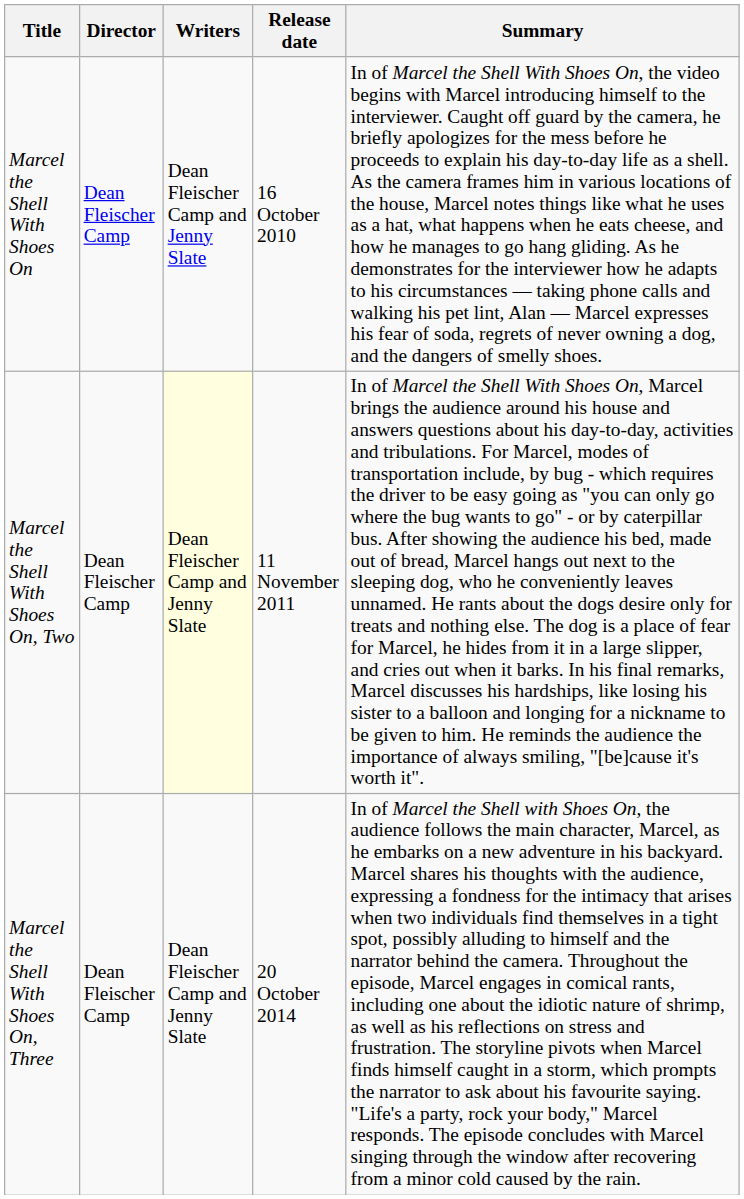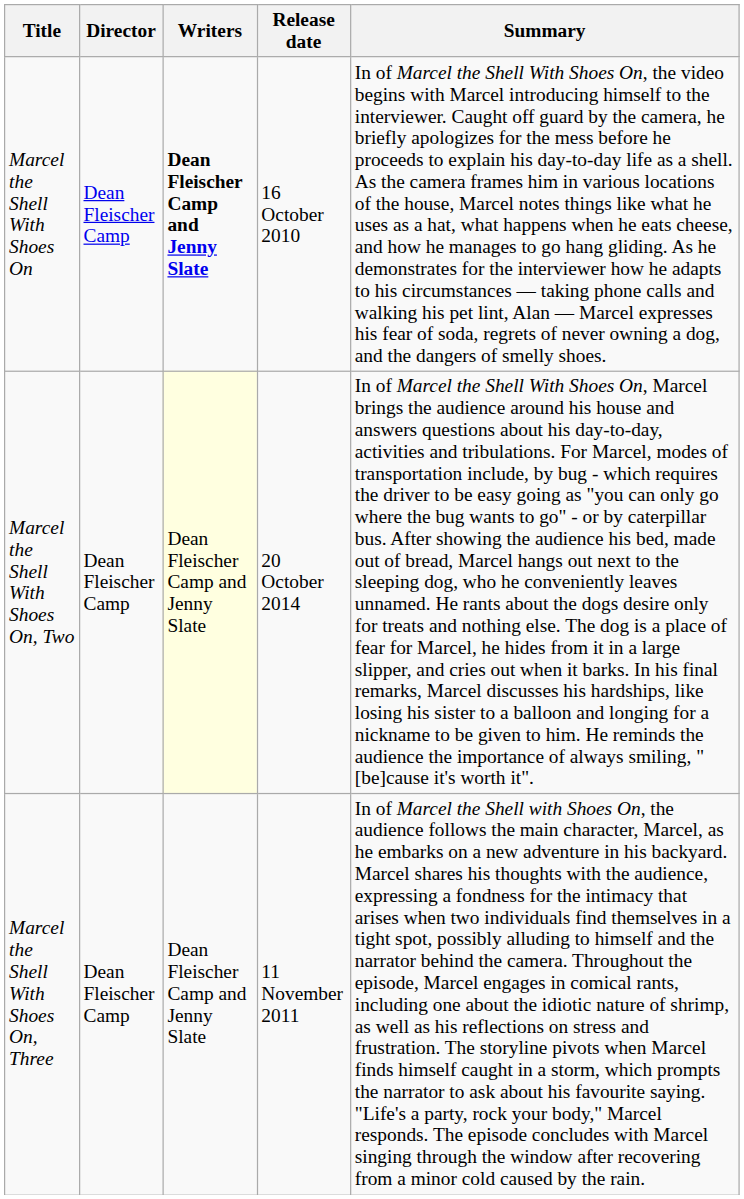(207, 213) normal -> (205, 213) bold
(298, 582) 11 November 2011 -> (293, 582) 20 October 2014
(288, 994) 20 October 2014 -> (302, 994) 11 November 2011
